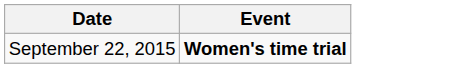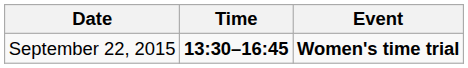+ column: (236, 19)
